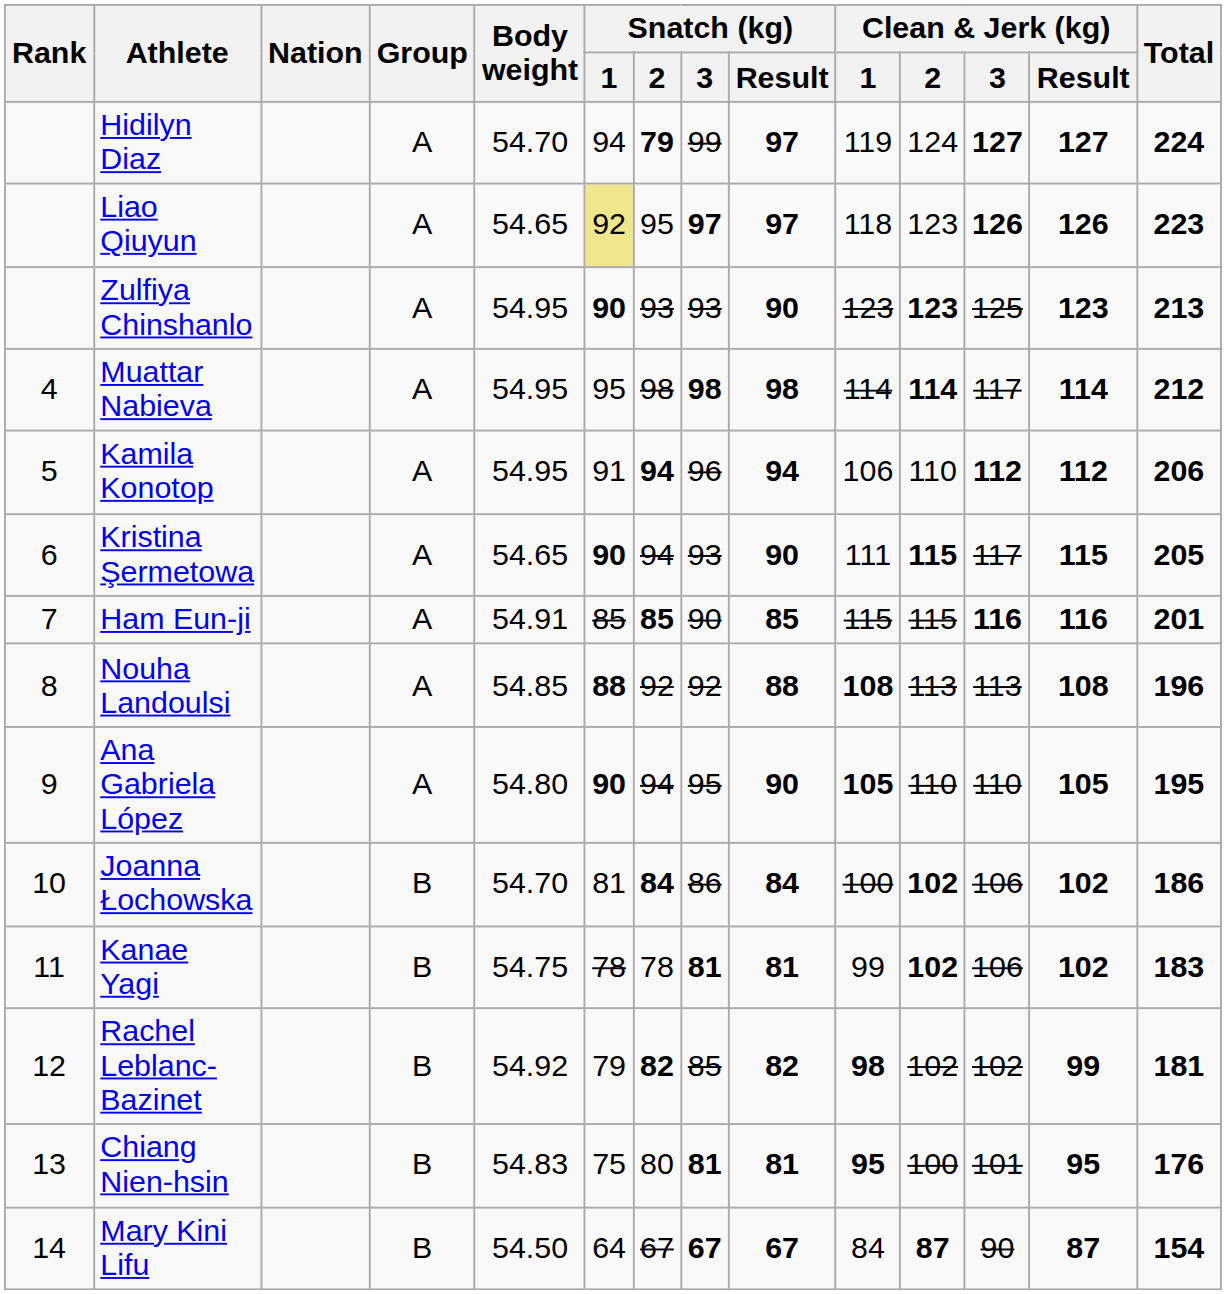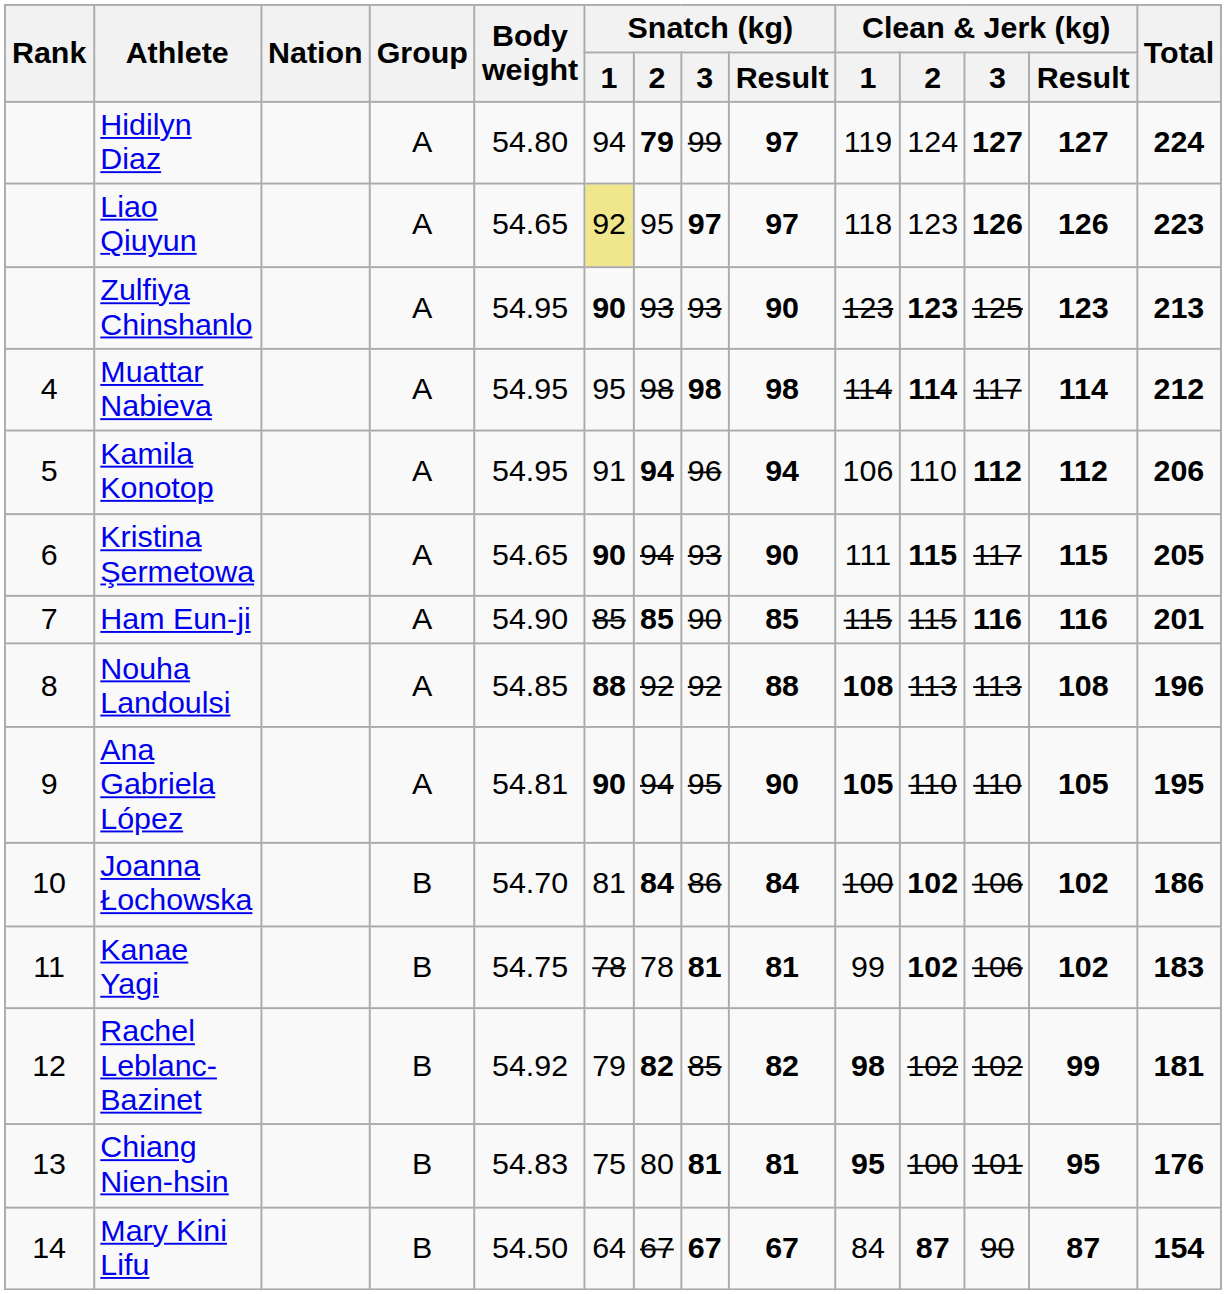(530, 142) 54.70 -> (530, 142) 54.80
(530, 619) 54.91 -> (530, 619) 54.90
(530, 784) 54.80 -> (530, 784) 54.81
